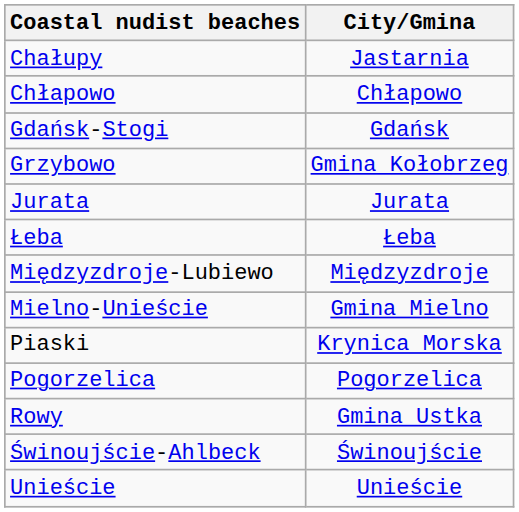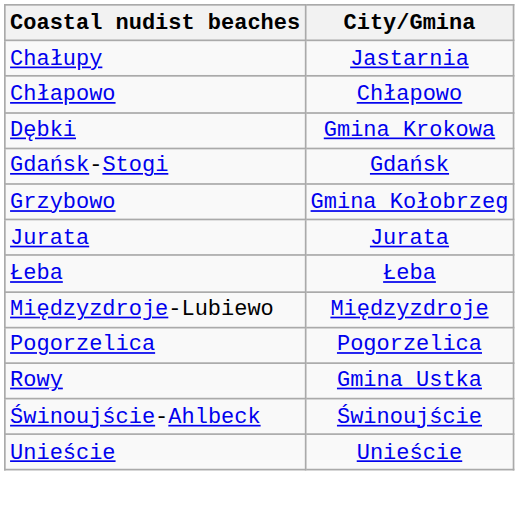+ row: (43, 130)
- row: (109, 309)
- row: (50, 345)
